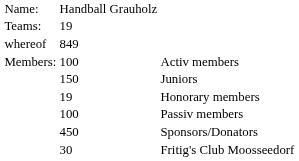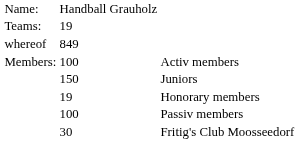- row: (69, 132)
